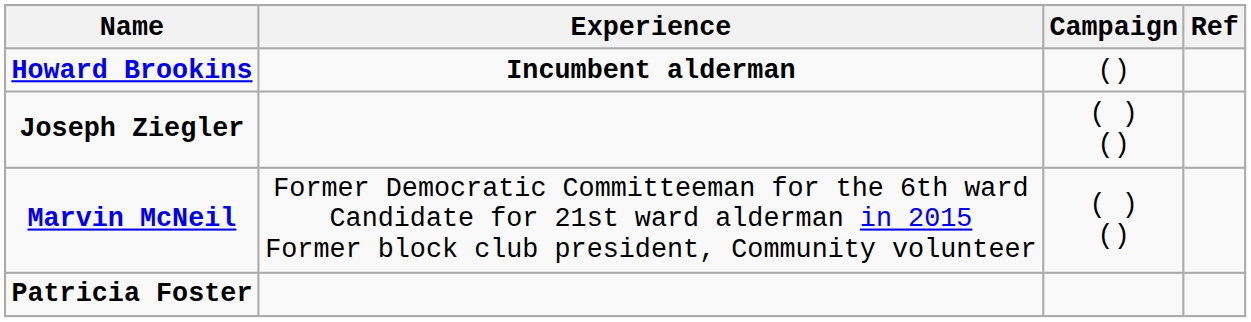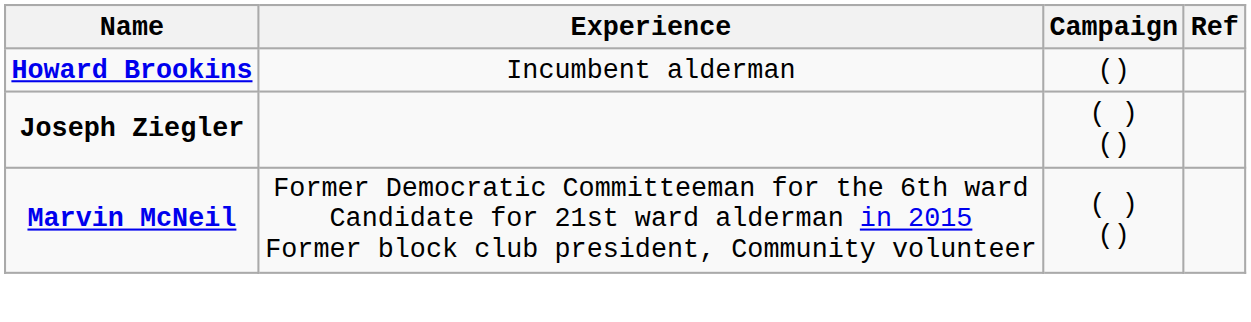(651, 70) bold -> (651, 70) normal
- row: (132, 294)
